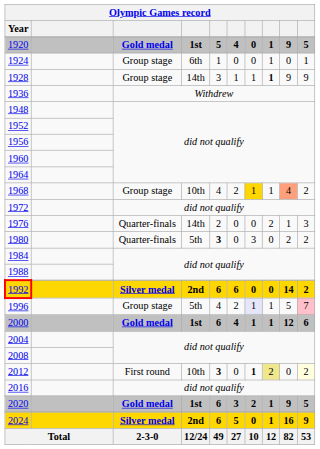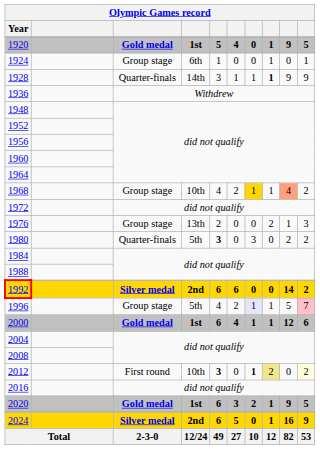(147, 77) Group stage -> (147, 77) Quarter-finals
(147, 223) Quarter-finals -> (147, 223) Group stage
(196, 223) 14th -> (196, 223) 13th
